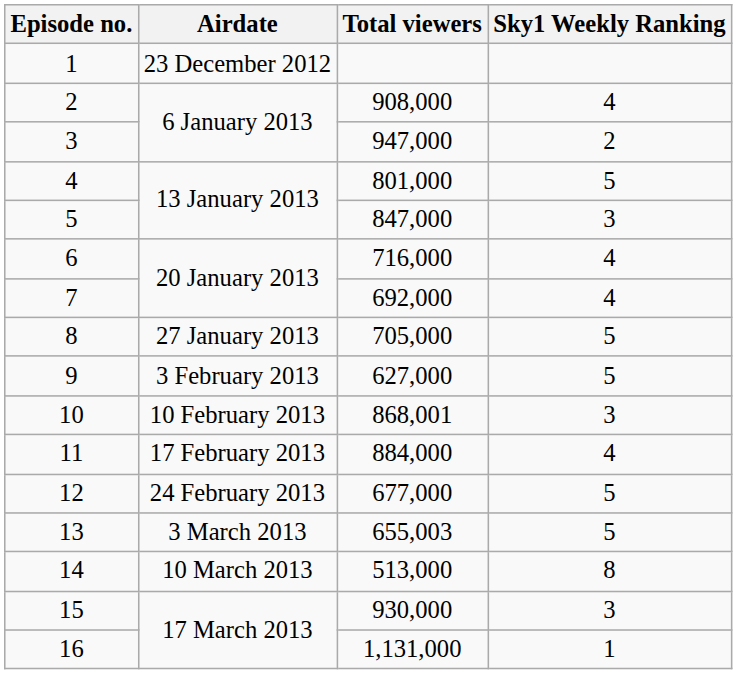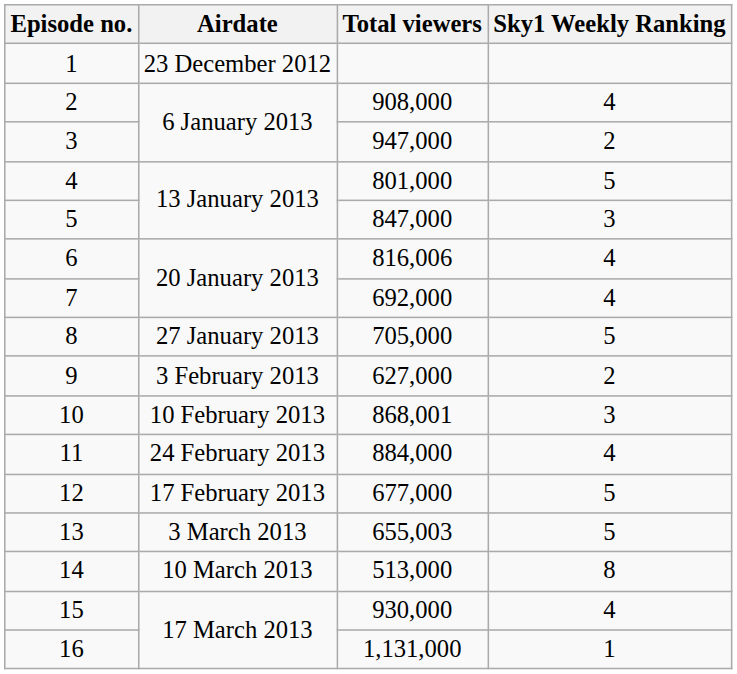(412, 258) 716,000 -> (412, 258) 816,006
(609, 375) 5 -> (609, 375) 2
(237, 453) 17 February 2013 -> (237, 453) 24 February 2013
(237, 492) 24 February 2013 -> (237, 492) 17 February 2013
(609, 610) 3 -> (609, 610) 4
